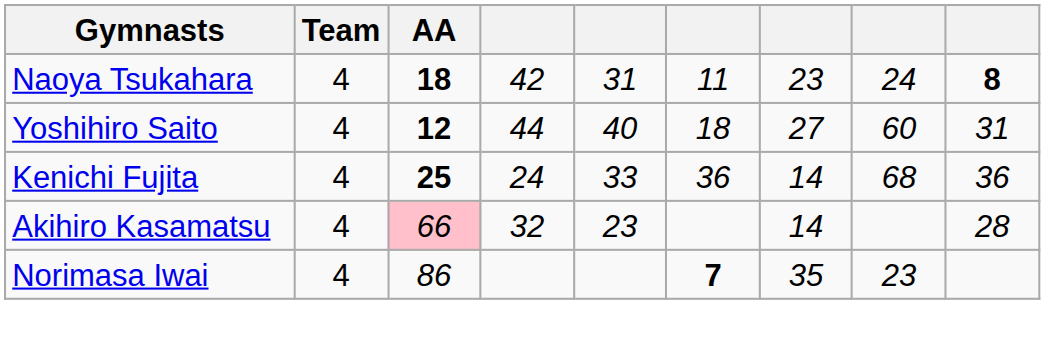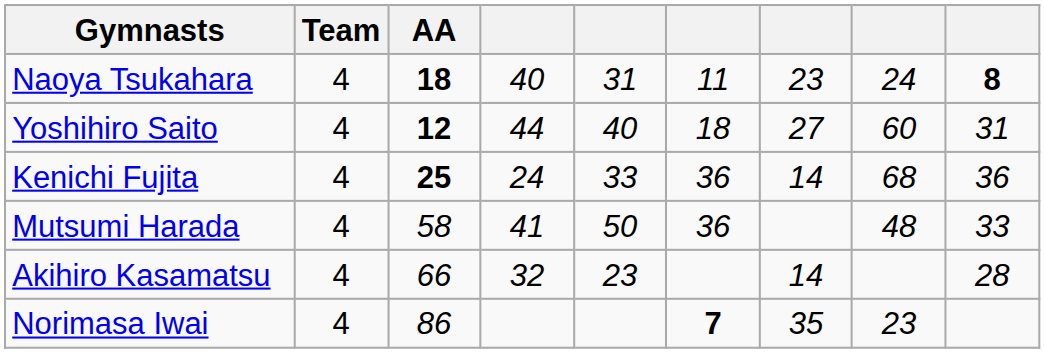(527, 79) 42 -> (527, 79) 40
+ row: (126, 226)
(434, 226) pink background -> (434, 275) no background
